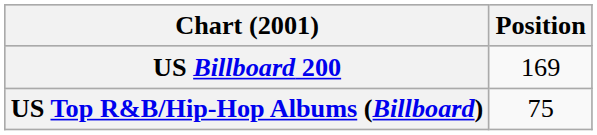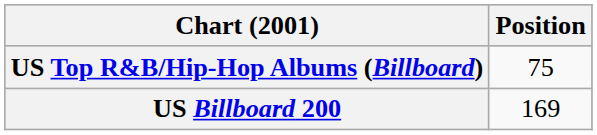rows swapped: (247, 66) <-> (247, 108)
